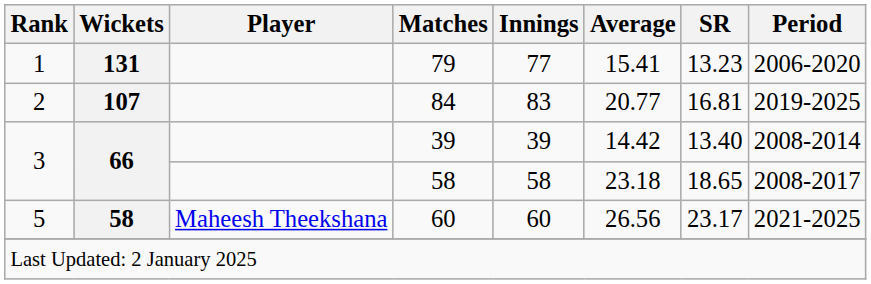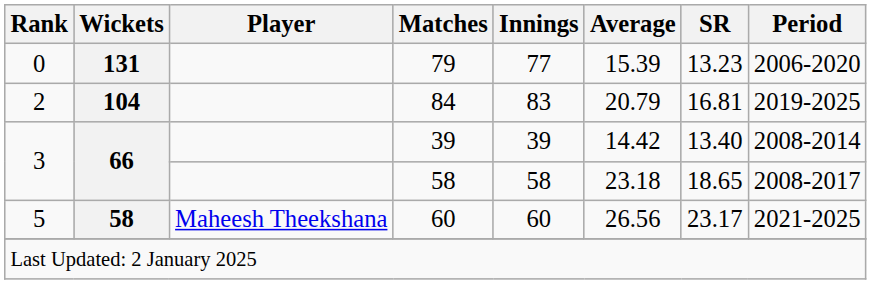(39, 63) 1 -> (39, 63) 0
(633, 63) 15.41 -> (633, 63) 15.39
(122, 102) 107 -> (122, 102) 104
(633, 102) 20.77 -> (633, 102) 20.79
